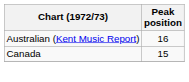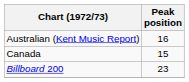+ row: (35, 69)
